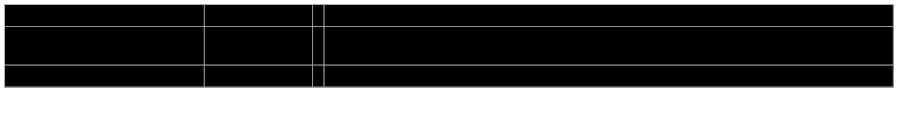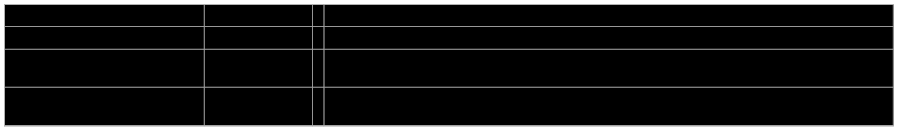(609, 45) Graduated from National Sports Academy Grew up in California -> (609, 37) Played for the Mississauga Jr. Chiefs
+ row: (104, 68)
(609, 76) Played for the Mississauga Jr. Chiefs -> (609, 106) Graduated from National Sports Academy Grew up in California
